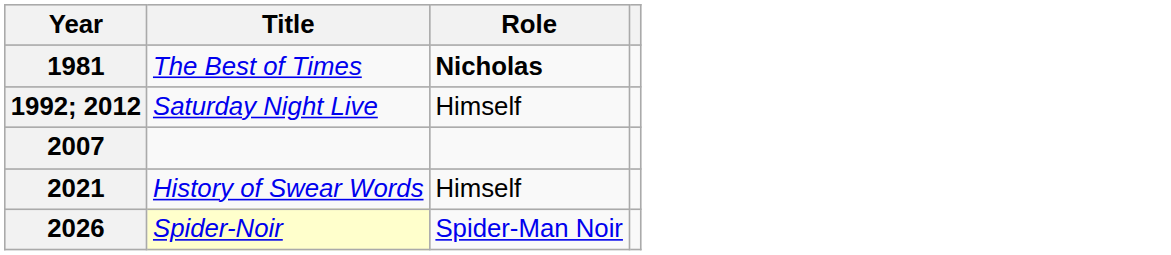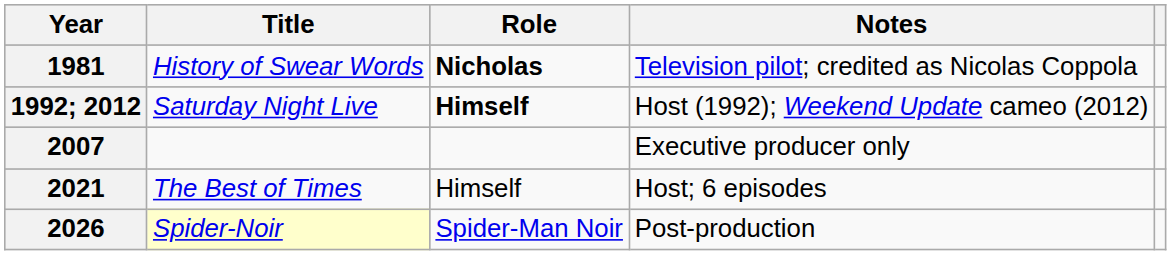+ column: (892, 24)
(257, 65) The Best of Times -> (288, 65) History of Swear Words
(478, 106) normal -> (482, 106) bold
(288, 188) History of Swear Words -> (257, 188) The Best of Times
